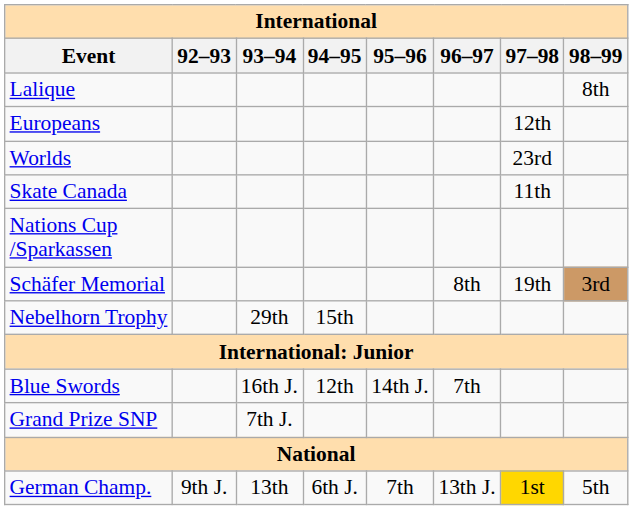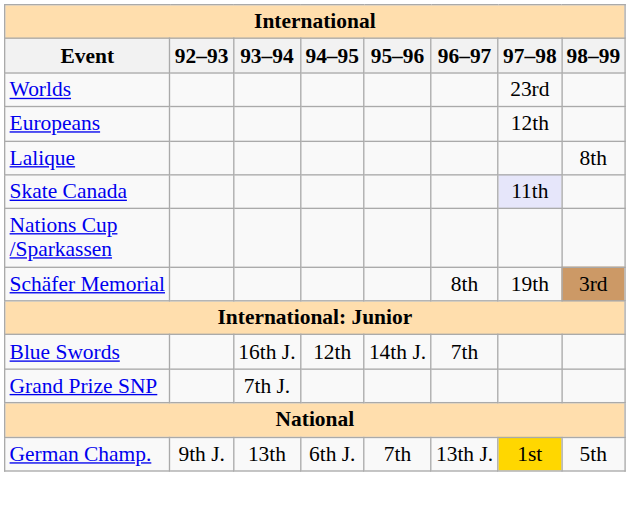rows swapped: (40, 157) <-> (42, 89)
(532, 191) no background -> (530, 191) lavender background
- row: (89, 317)
